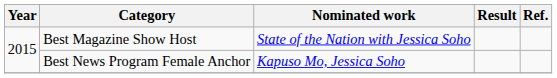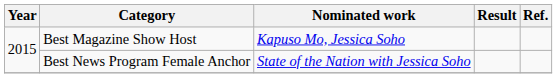(364, 38) State of the Nation with Jessica Soho -> (331, 38) Kapuso Mo, Jessica Soho
(331, 61) Kapuso Mo, Jessica Soho -> (364, 61) State of the Nation with Jessica Soho
